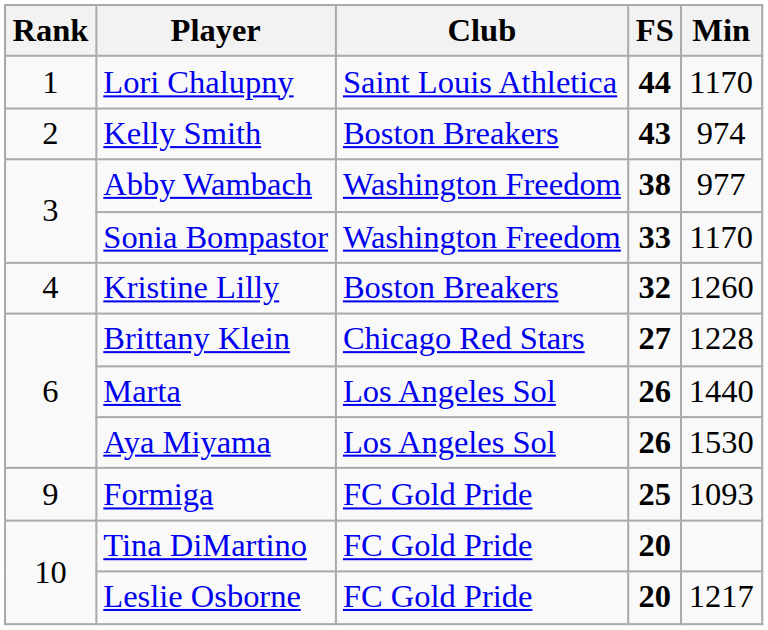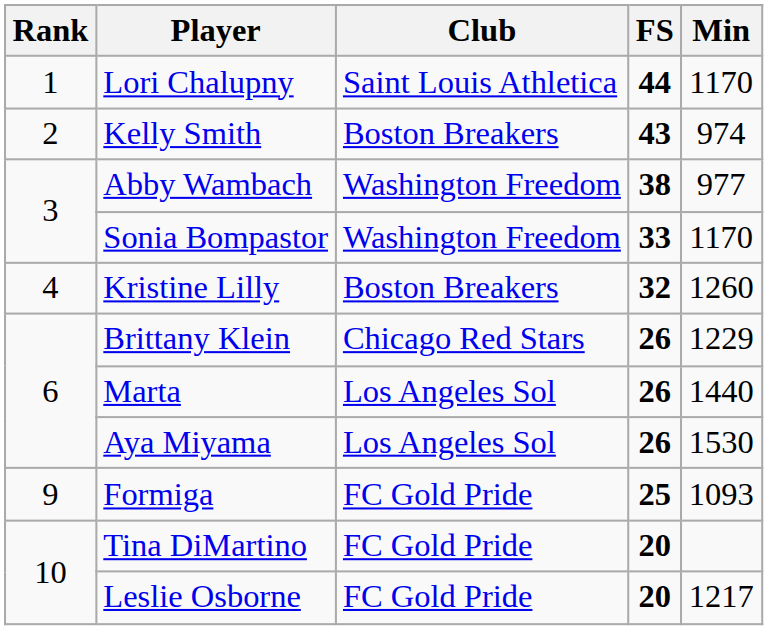(655, 339) 27 -> (655, 339) 26
(721, 339) 1228 -> (721, 339) 1229
